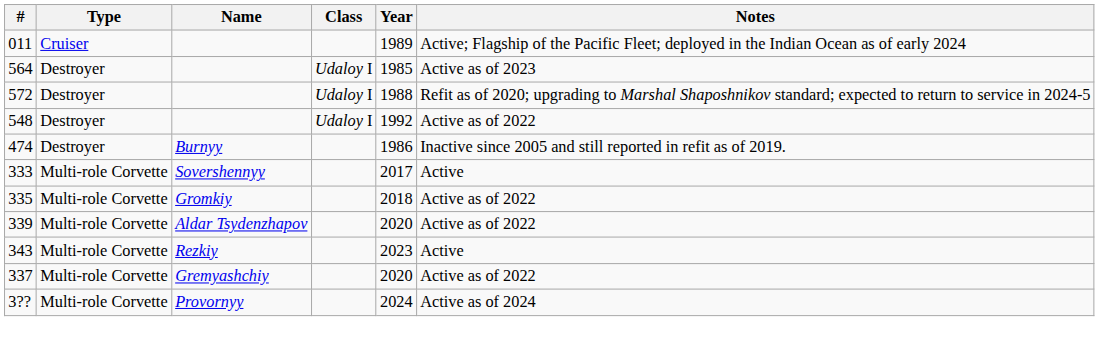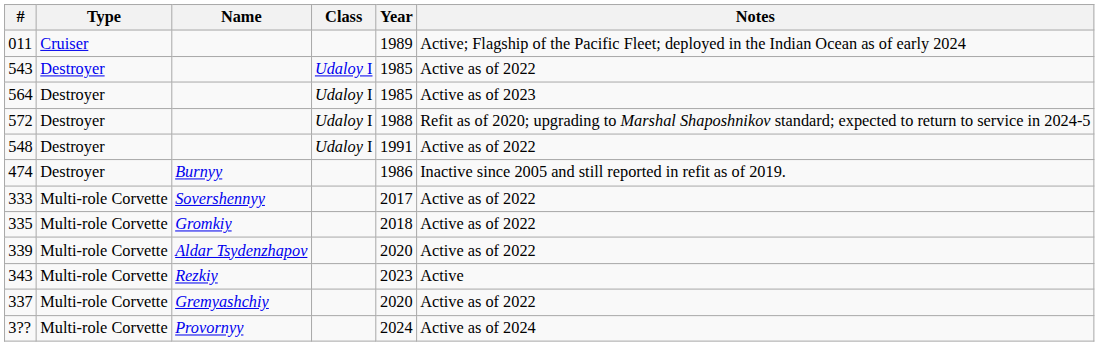+ row: (21, 69)
(396, 120) 1992 -> (396, 146) 1991
(442, 172) Active -> (478, 198) Active as of 2022
